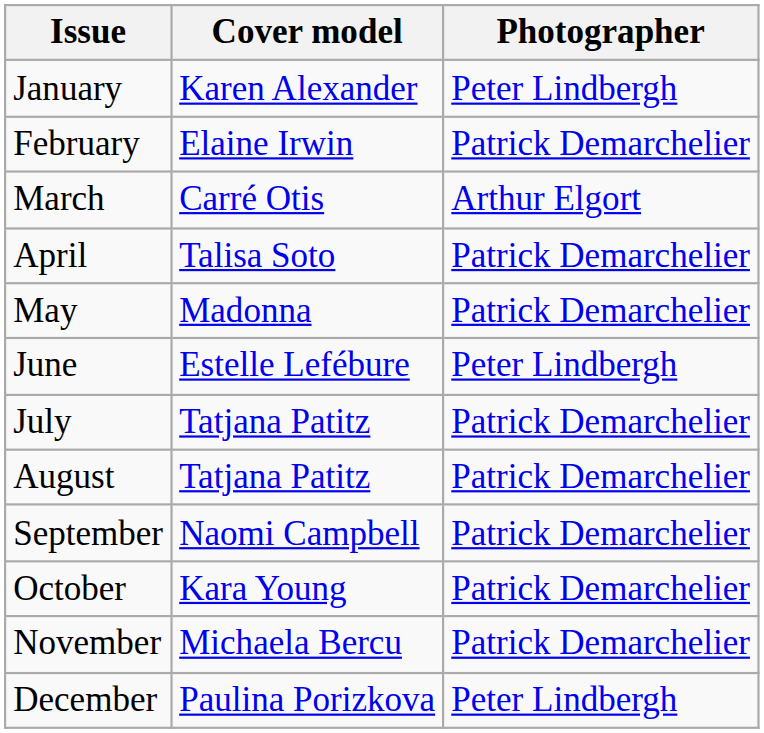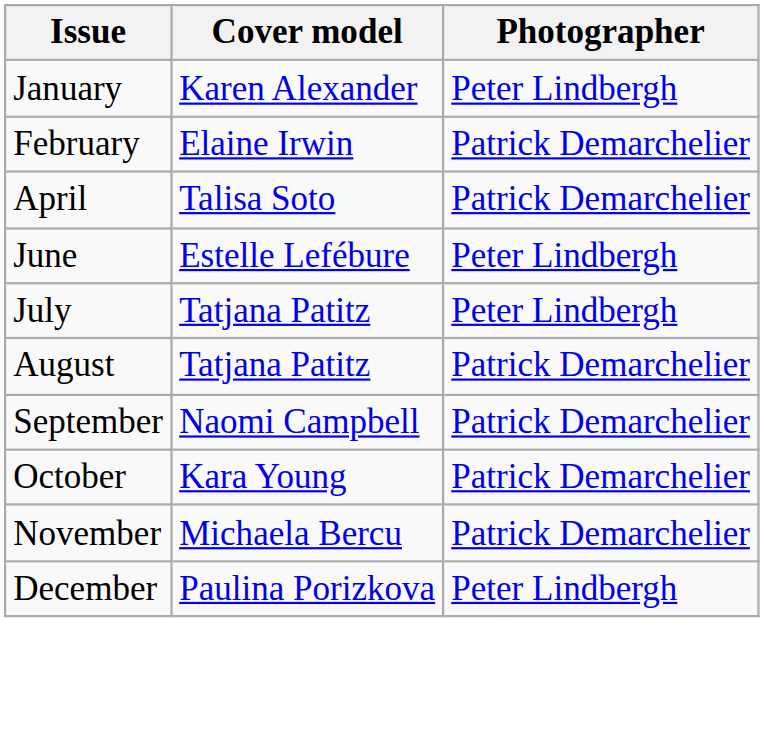- row: (59, 198)
- row: (45, 310)
(601, 421) Patrick Demarchelier -> (564, 310) Peter Lindbergh
